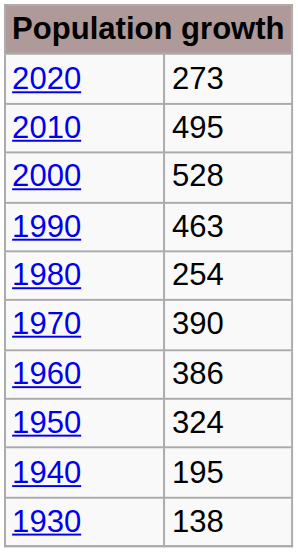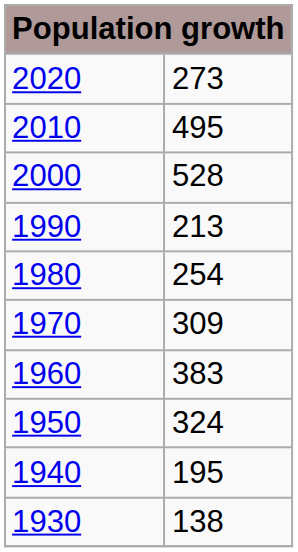(198, 226) 463 -> (198, 226) 213
(198, 324) 390 -> (198, 324) 309
(198, 373) 386 -> (198, 373) 383
